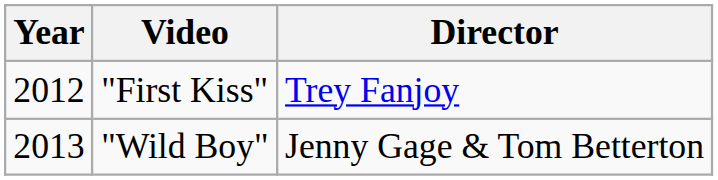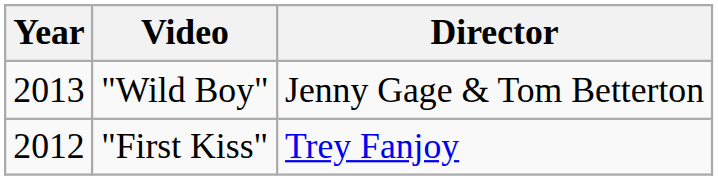rows swapped: (185, 89) <-> (185, 145)
